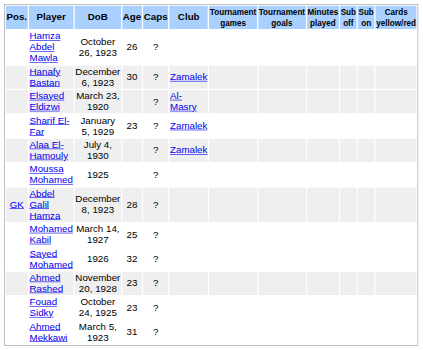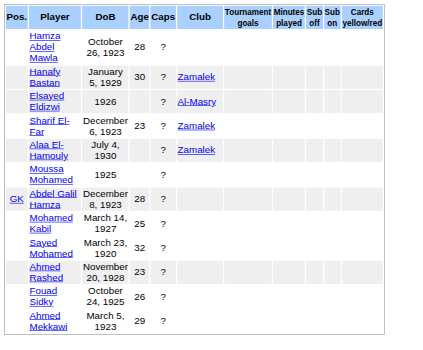- column: (233, 18)
(132, 47) 26 -> (140, 47) 28
(98, 77) December 6, 1923 -> (105, 77) January 5, 1929
(98, 101) March 23, 1920 -> (105, 101) 1926
(98, 126) January 5, 1929 -> (105, 126) December 6, 1923
(98, 259) 1926 -> (105, 248) March 23, 1920
(132, 307) 23 -> (140, 296) 26
(132, 332) 31 -> (140, 321) 29
